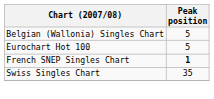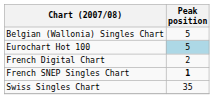(188, 47) no background -> (188, 47) lightblue background
+ row: (56, 60)
